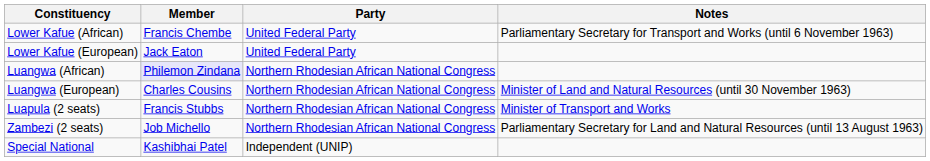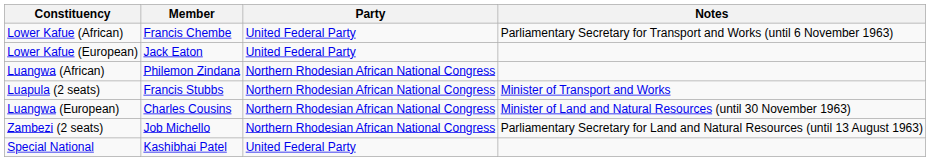(192, 71) lavender background -> (192, 71) no background
rows swapped: (63, 90) <-> (54, 109)
(299, 147) Independent (UNIP) -> (301, 147) United Federal Party
